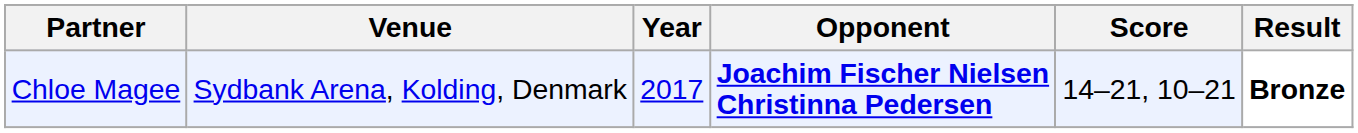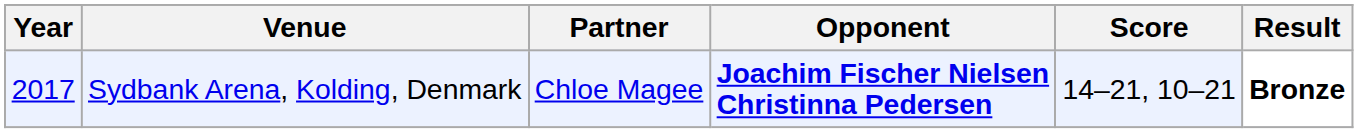columns swapped: (672, 28) <-> (96, 28)
